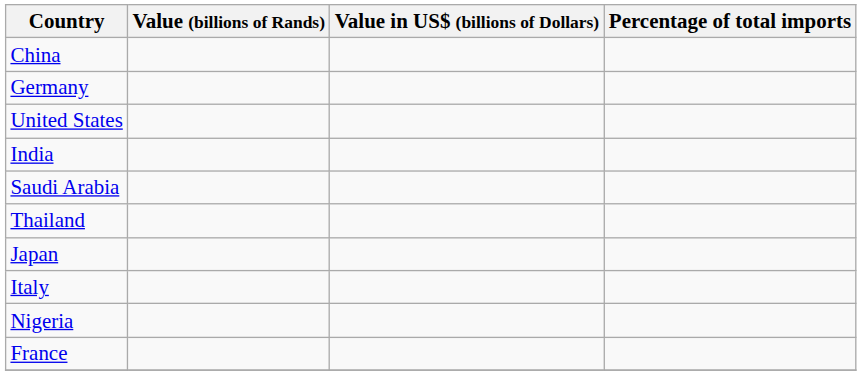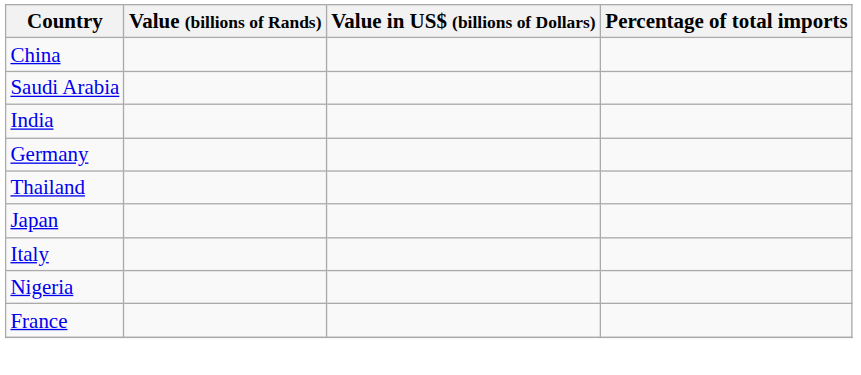rows swapped: (49, 87) <-> (65, 187)
- row: (67, 120)
